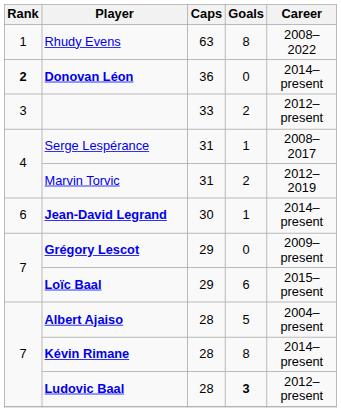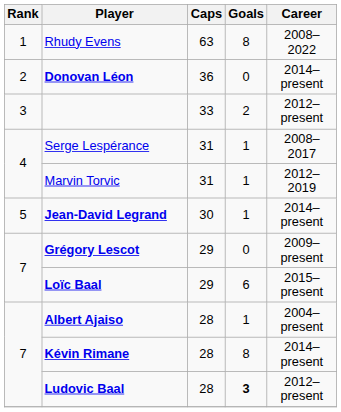(23, 76) bold -> (23, 76) normal
(246, 180) 2 -> (246, 180) 1
(23, 215) 6 -> (23, 215) 5
(246, 319) 5 -> (246, 319) 1
